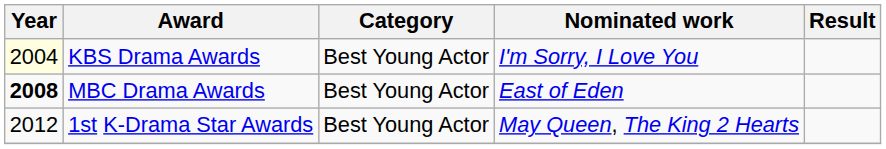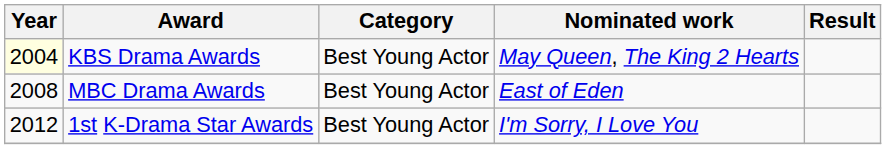(599, 56) I'm Sorry, I Love You -> (649, 56) May Queen, The King 2 Hearts
(34, 90) bold -> (34, 90) normal
(649, 125) May Queen, The King 2 Hearts -> (599, 125) I'm Sorry, I Love You
